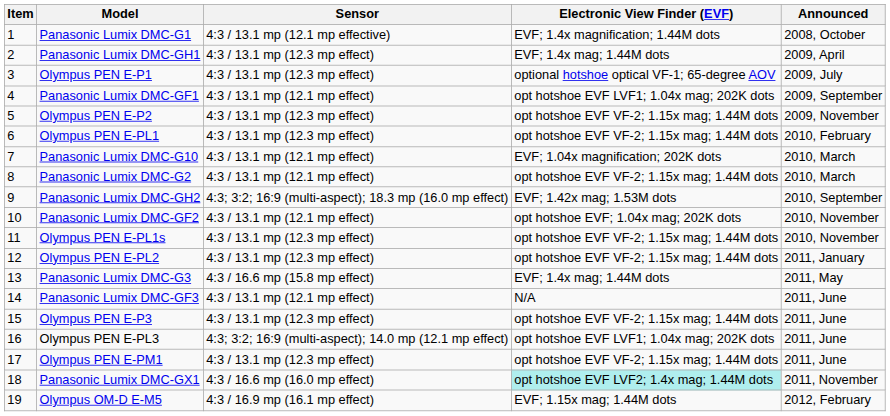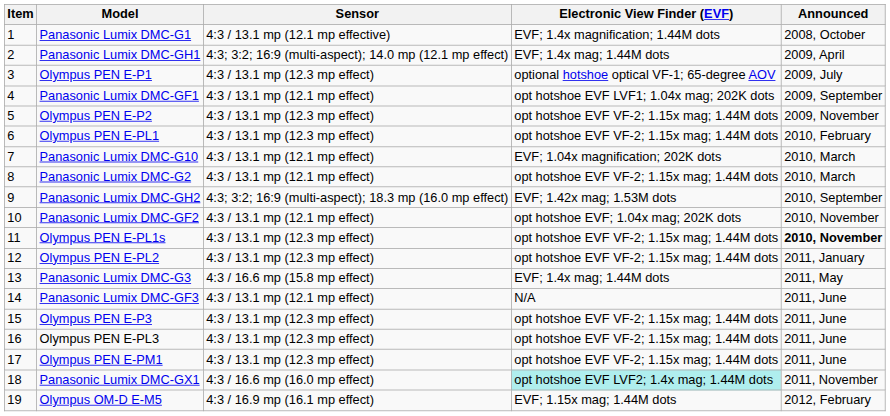(290, 55) 4:3 / 13.1 mp (12.3 mp effect) -> (357, 55) 4:3; 3:2; 16:9 (multi-aspect); 14.0 mp (12.1 mp effect)
(831, 237) normal -> (833, 237) bold
(357, 339) 4:3; 3:2; 16:9 (multi-aspect); 14.0 mp (12.1 mp effect) -> (290, 339) 4:3 / 13.1 mp (12.3 mp effect)
(644, 339) opt hotshoe EVF LVF1; 1.04x mag; 202K dots -> (646, 339) opt hotshoe EVF VF-2; 1.15x mag; 1.44M dots
